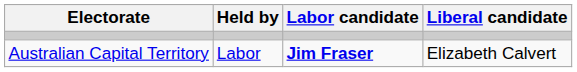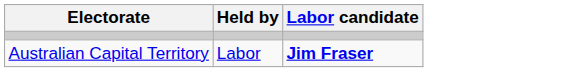- column: (497, 18)
